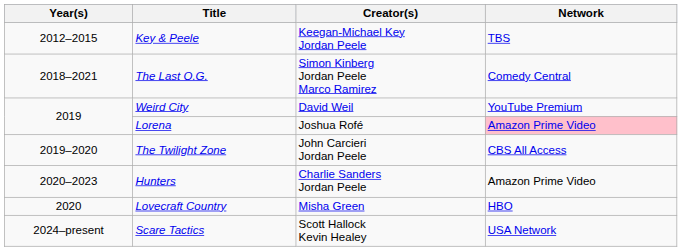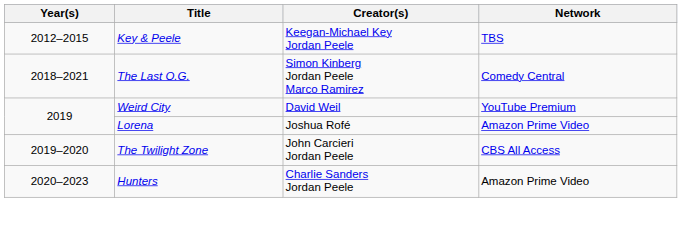(542, 125) pink background -> (535, 125) no background
- row: (181, 206)
- row: (170, 231)
